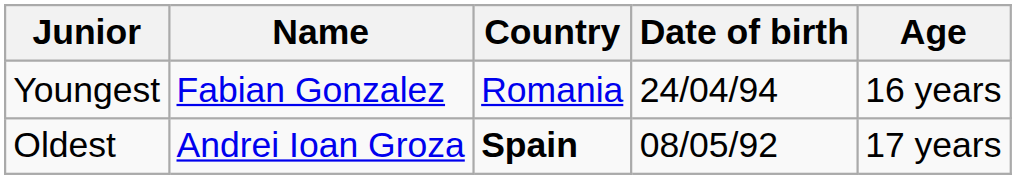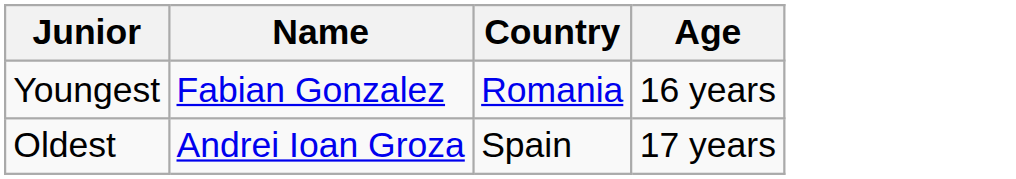- column: (744, 32)
(530, 145) bold -> (527, 145) normal
